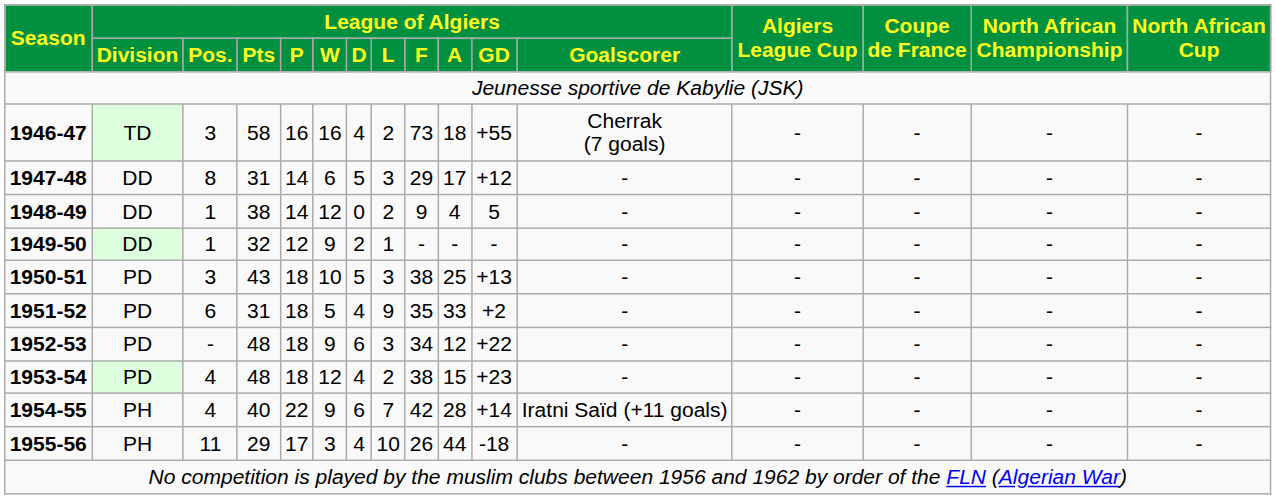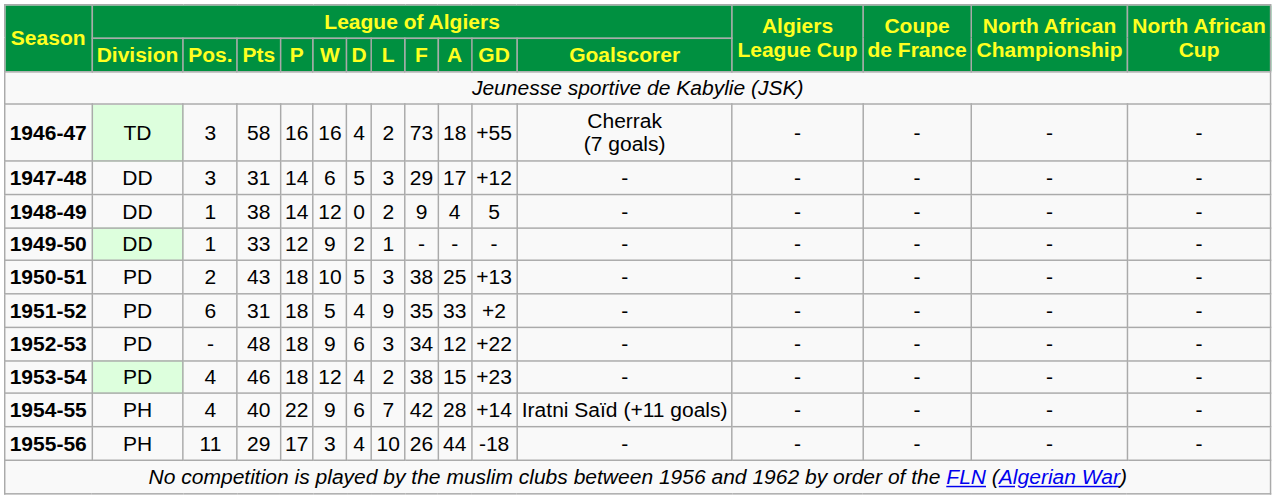(210, 178) 8 -> (210, 178) 3
(259, 244) 32 -> (259, 244) 33
(210, 278) 3 -> (210, 278) 2
(259, 377) 48 -> (259, 377) 46
